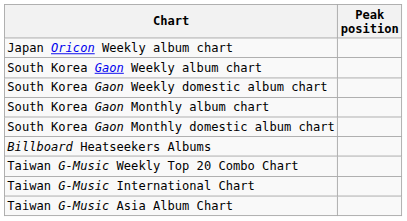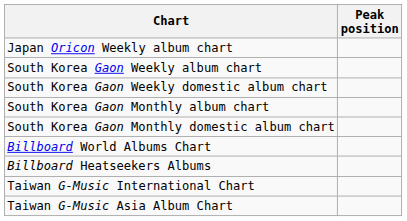+ row: (109, 146)
- row: (153, 166)
